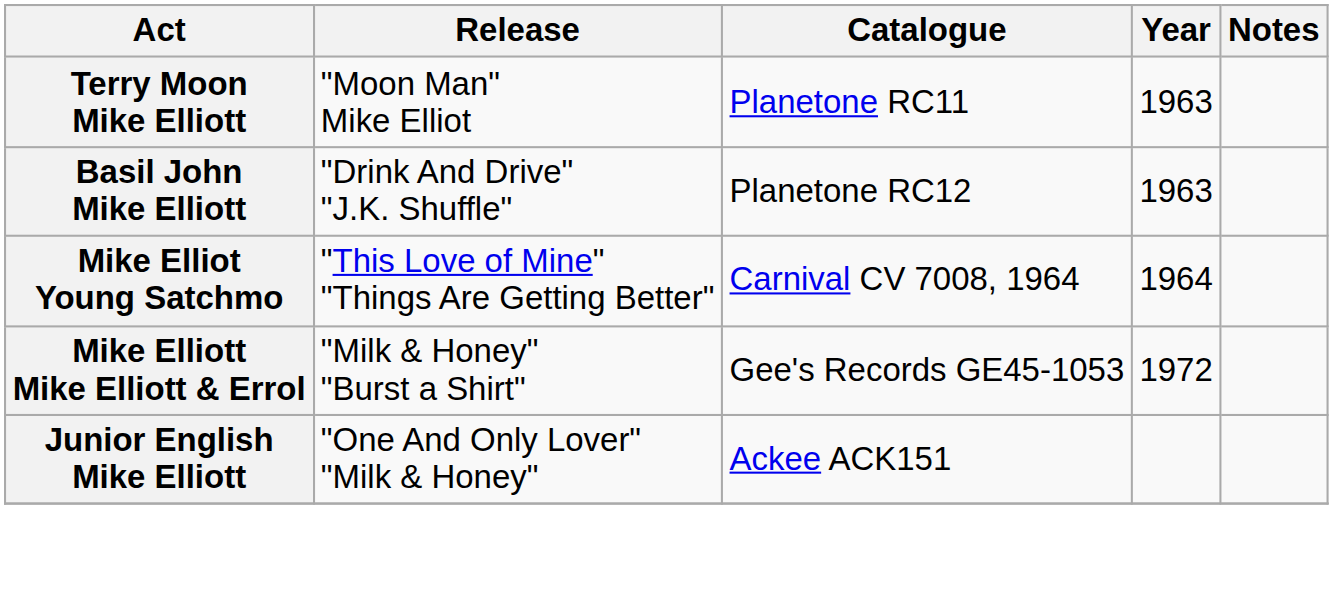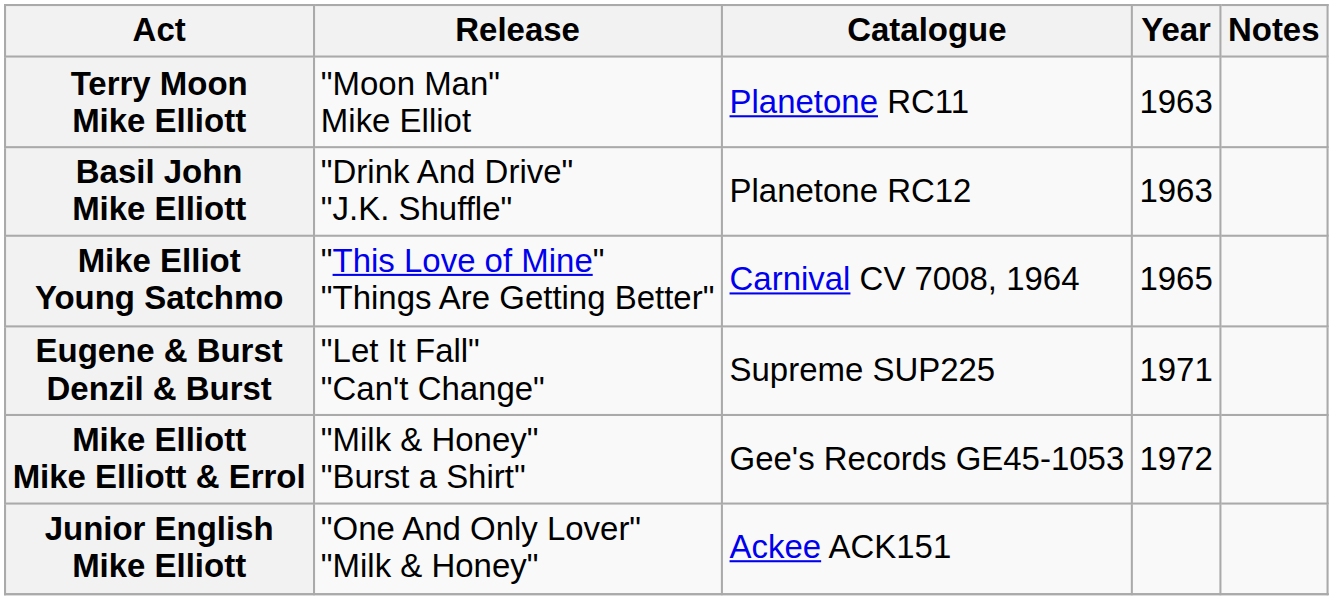(1176, 280) 1964 -> (1176, 280) 1965
+ row: (159, 369)
